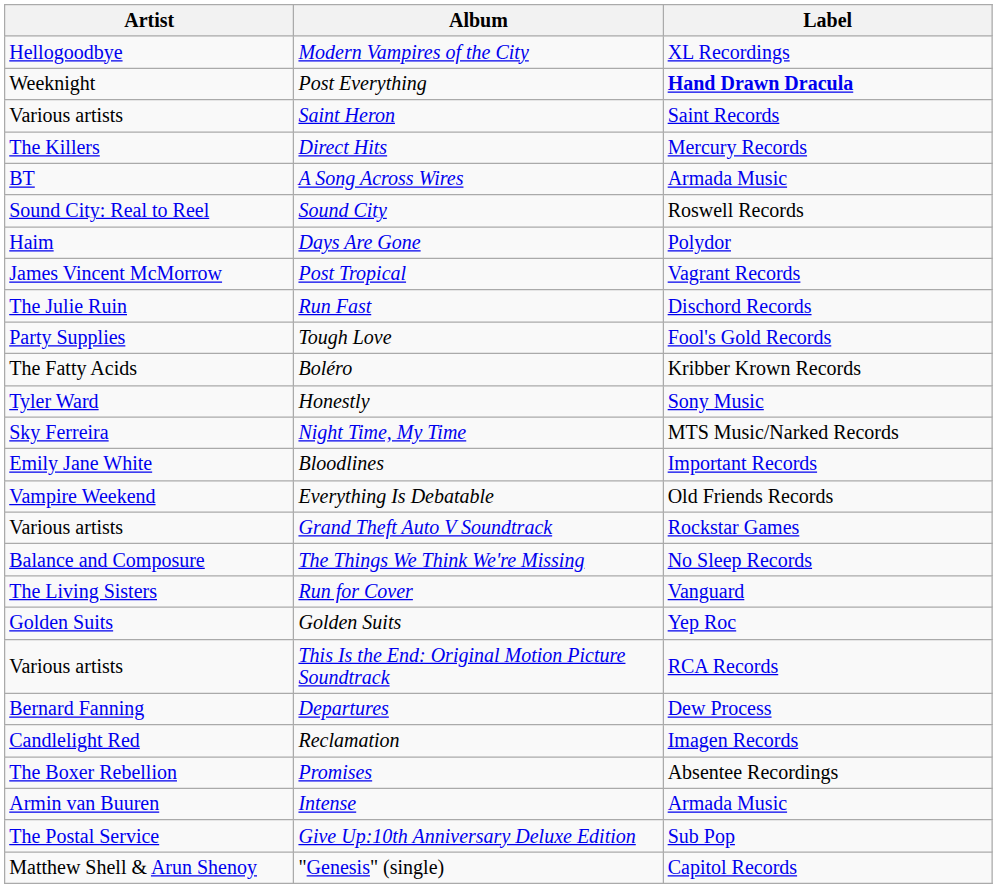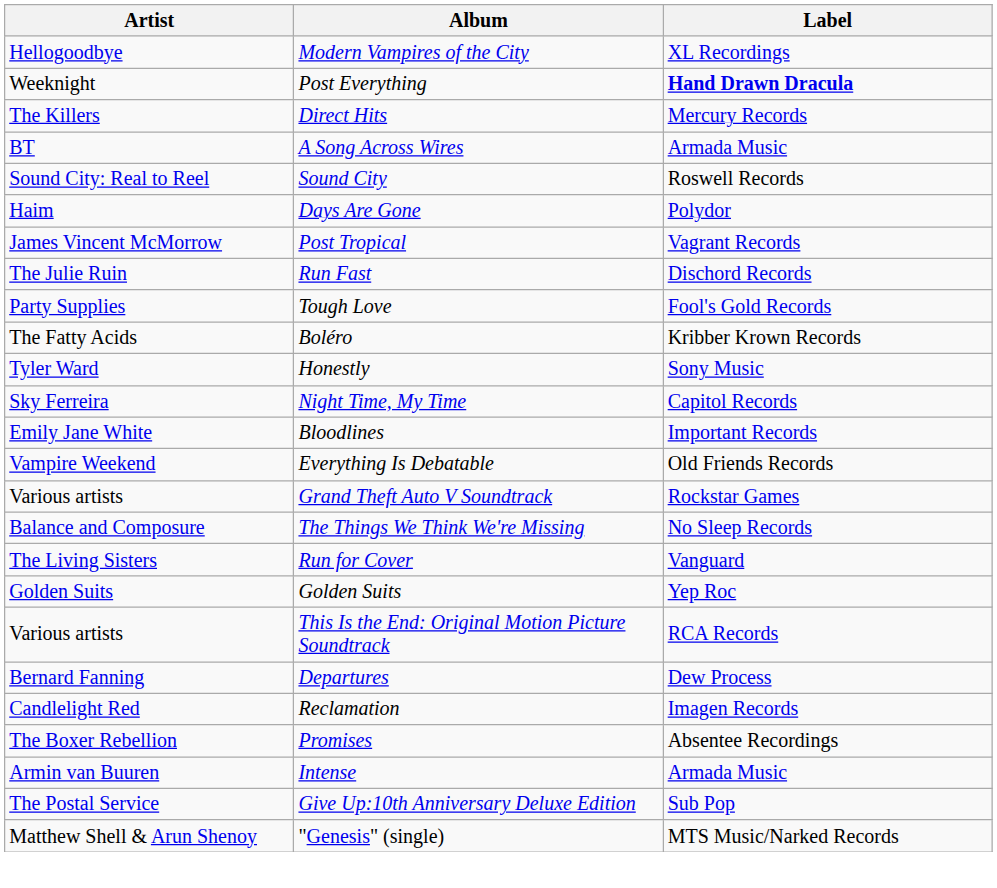- row: (347, 115)
(783, 432) MTS Music/Narked Records -> (732, 400) Capitol Records
(732, 867) Capitol Records -> (783, 835) MTS Music/Narked Records
